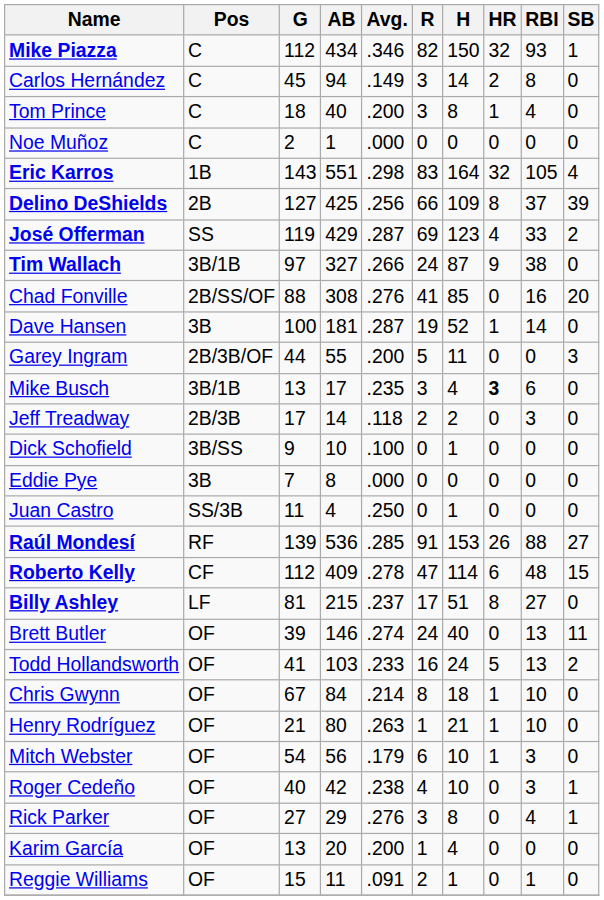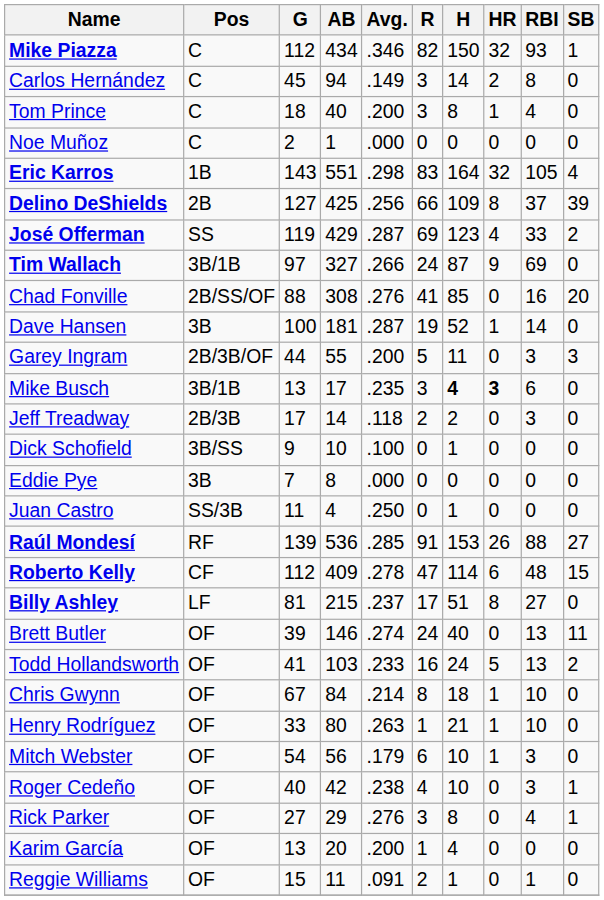(536, 265) 38 -> (536, 265) 69
(531, 357) 0 -> (531, 357) 3
(453, 388) normal -> (453, 388) bold
(295, 726) 21 -> (295, 726) 33
